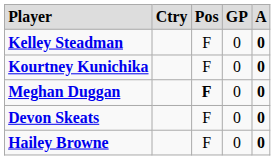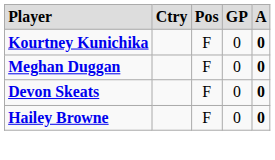- row: (66, 42)
(207, 92) bold -> (207, 67) normal
